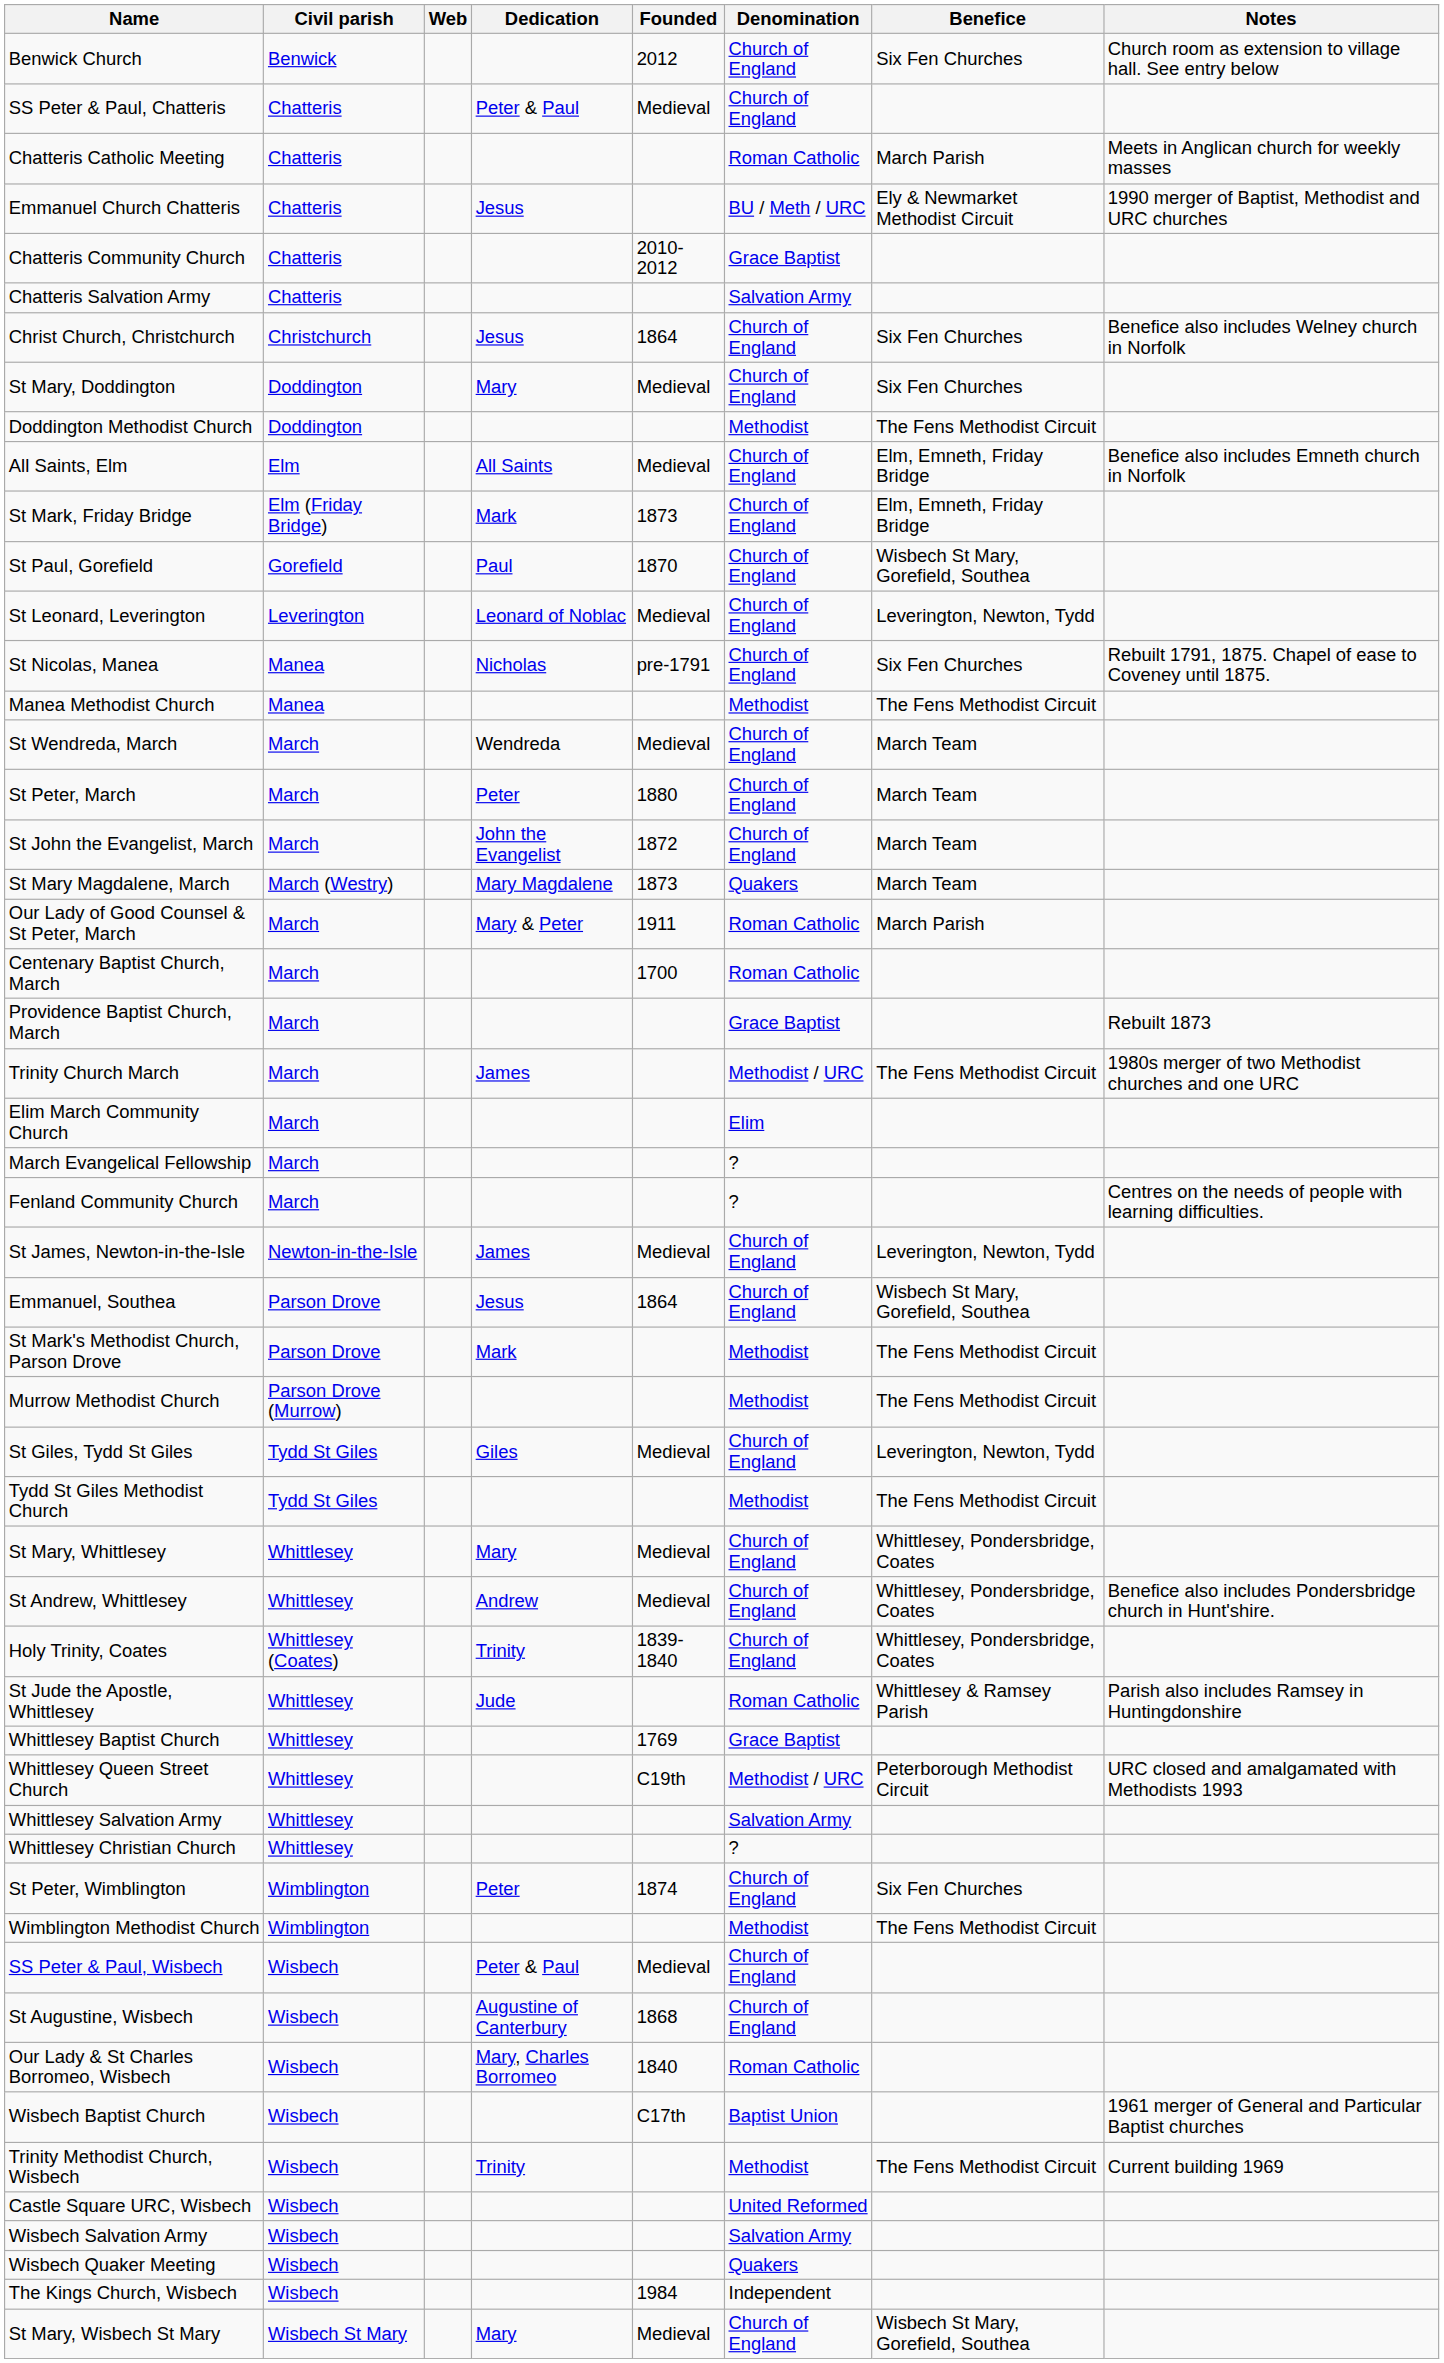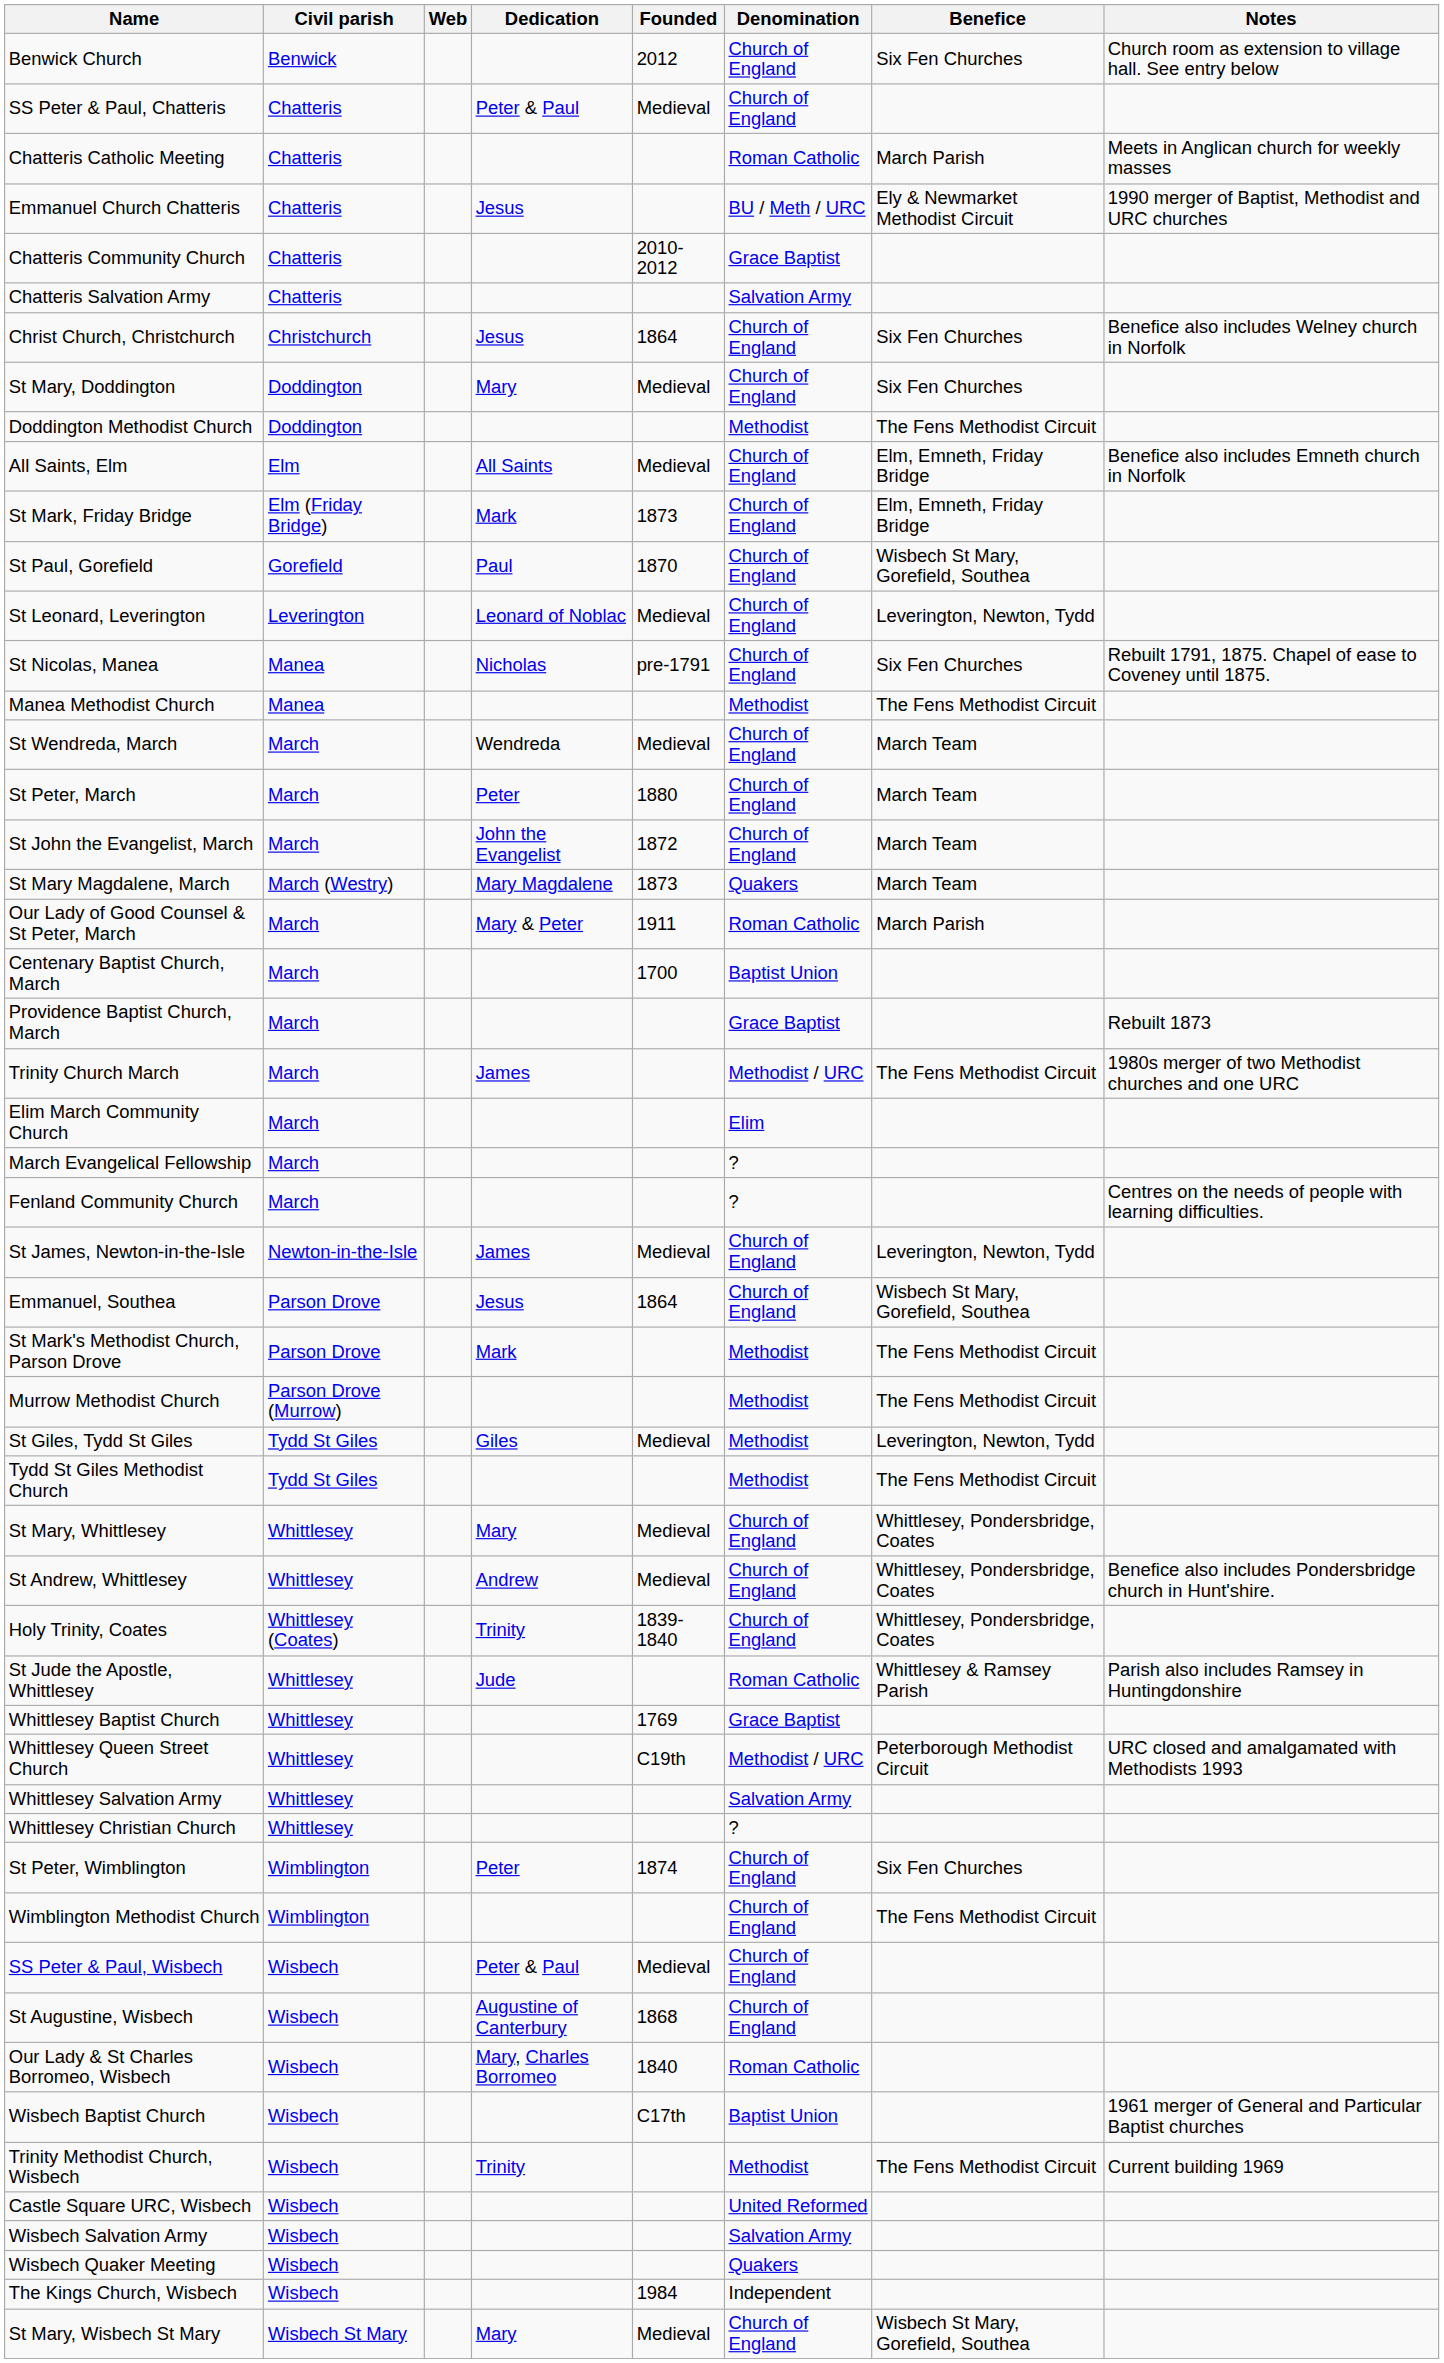(794, 973) Roman Catholic -> (783, 973) Baptist Union
(768, 1451) Church of England -> (768, 1441) Methodist
(768, 1927) Methodist -> (768, 1917) Church of England
